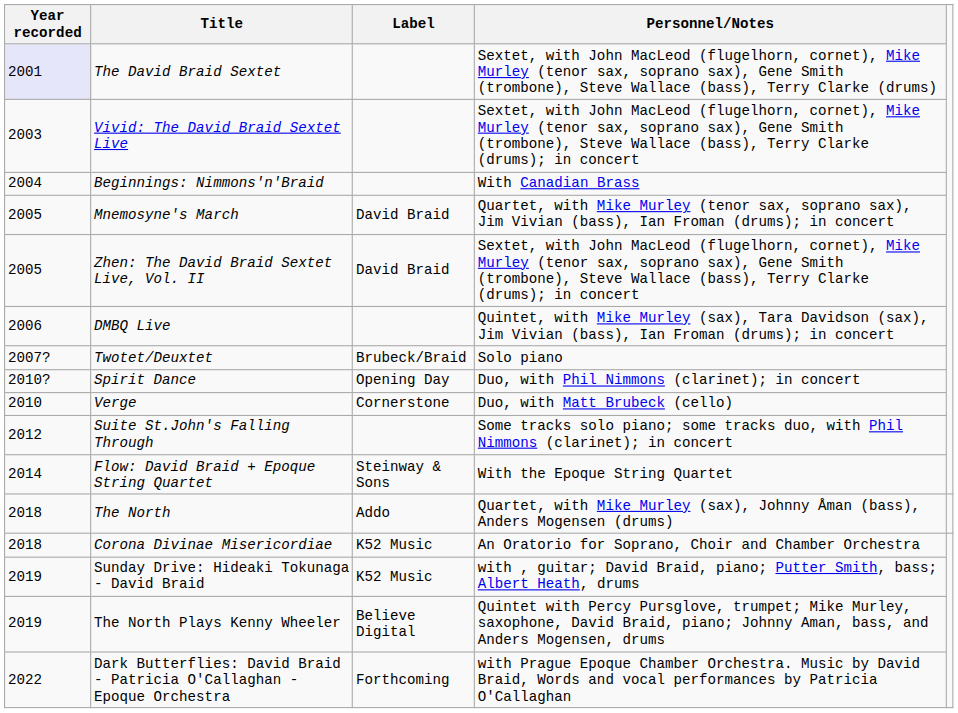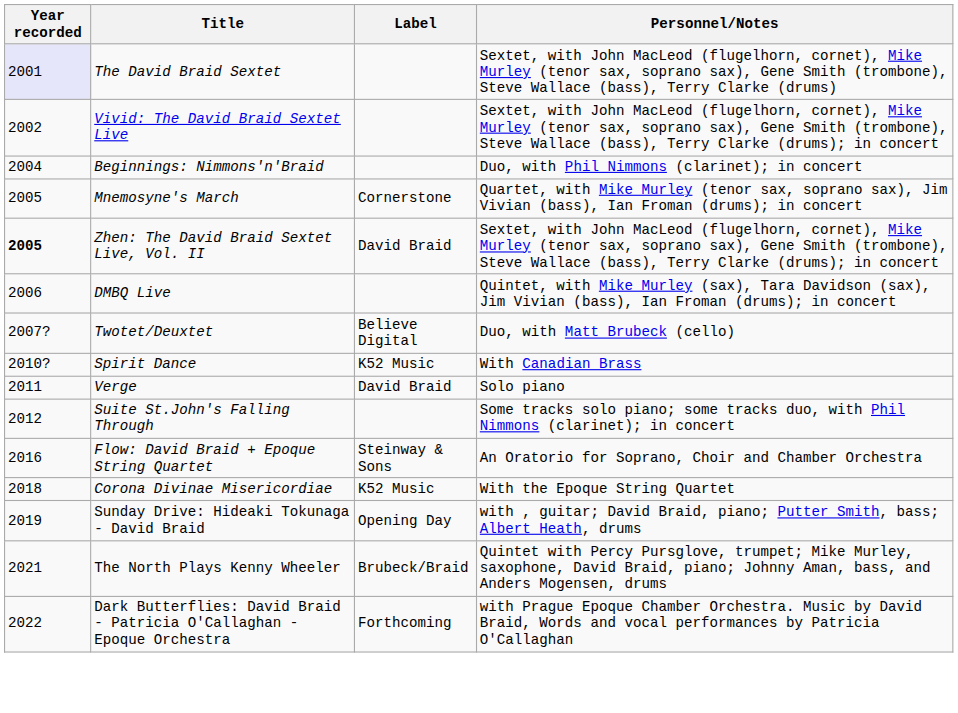(25, 136) 2003 -> (25, 128) 2002
(559, 183) With Canadian Brass -> (671, 167) Duo, with Phil Nimmons (clarinet); in concert
(403, 215) David Braid -> (405, 198) Cornerstone
(25, 271) normal -> (25, 246) bold
(411, 358) Brubeck/Braid -> (388, 333) Believe Digital
(520, 358) Solo piano -> (607, 333) Duo, with Matt Brubeck (cello)
(403, 381) Opening Day -> (396, 364) K52 Music
(669, 381) Duo, with Phil Nimmons (clarinet); in concert -> (561, 364) With Canadian Brass
(25, 404) 2010 -> (25, 387) 2011
(403, 404) Cornerstone -> (405, 387) David Braid
(605, 404) Duo, with Matt Brubeck (cello) -> (522, 387) Solo piano
(25, 475) 2014 -> (25, 458) 2016
(605, 475) With the Epoque String Quartet -> (701, 458) An Oratorio for Soprano, Choir and Chamber Orchestra
- row: (132, 514)
(699, 545) An Oratorio for Soprano, Choir and Chamber Orchestra -> (607, 489) With the Epoque String Quartet
(394, 576) K52 Music -> (405, 521) Opening Day
(25, 624) 2019 -> (25, 568) 2021
(386, 624) Believe Digital -> (413, 568) Brubeck/Braid
